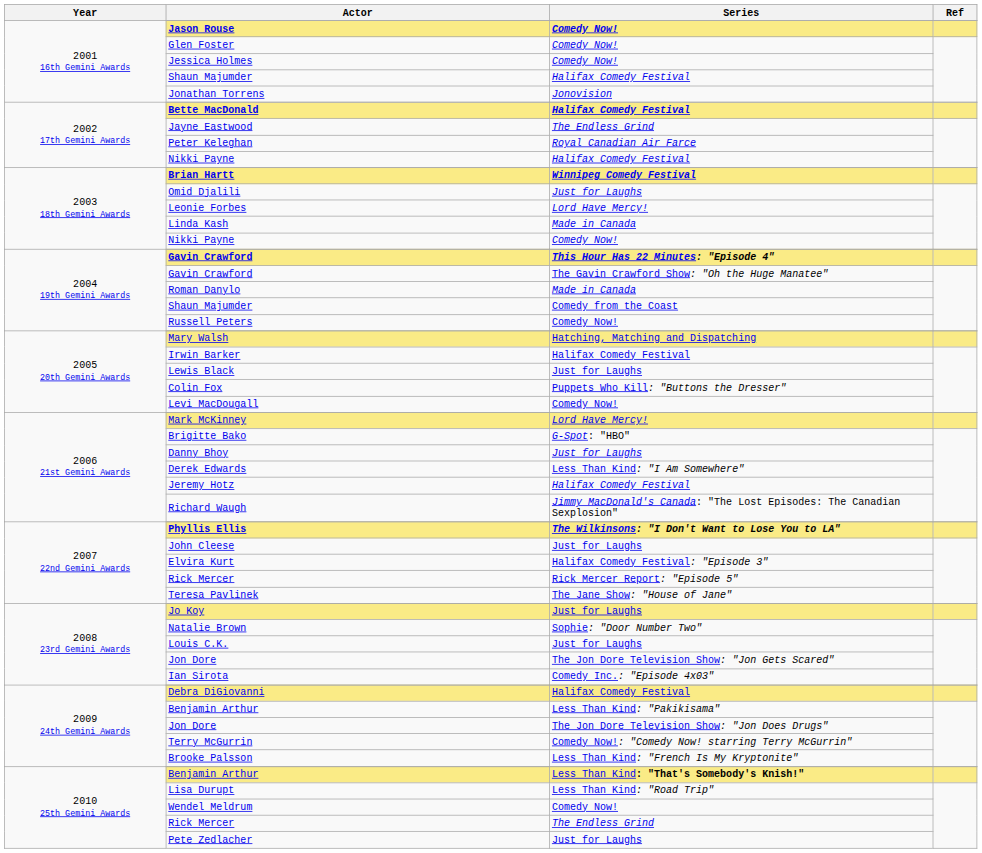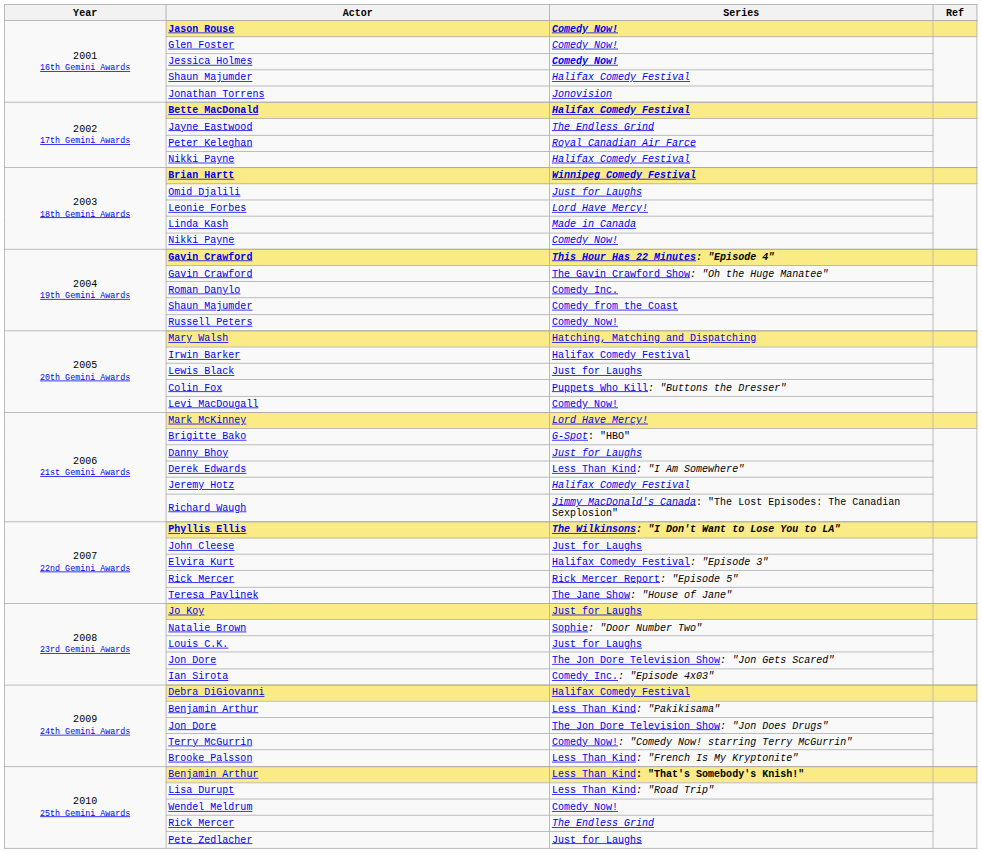(585, 61) normal -> (585, 61) bold
(594, 290) Made in Canada -> (585, 290) Comedy Inc.
